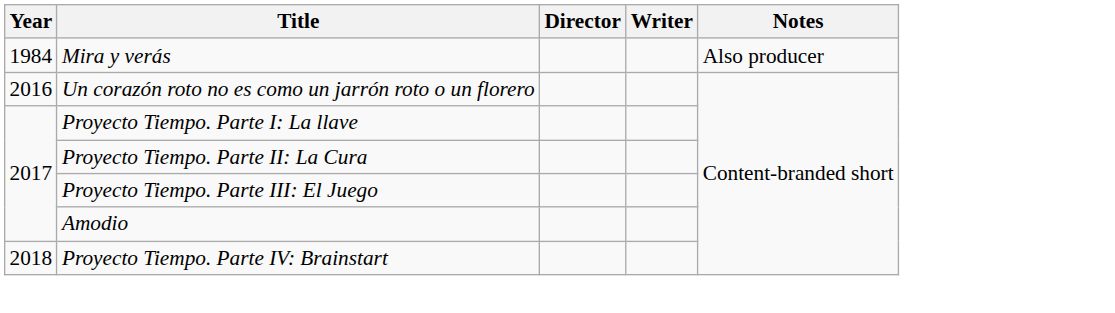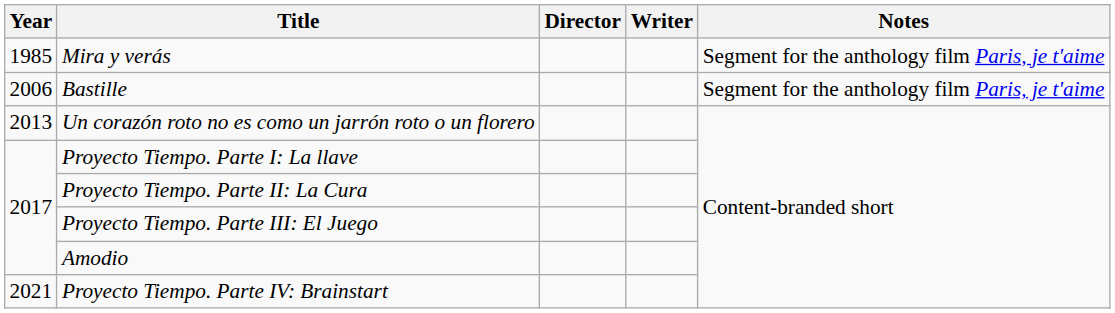(31, 55) 1984 -> (31, 55) 1985
(763, 55) Also producer -> (904, 55) Segment for the anthology film Paris, je t'aime
+ row: (94, 88)
(31, 88) 2016 -> (31, 122) 2013
(31, 257) 2018 -> (31, 291) 2021
